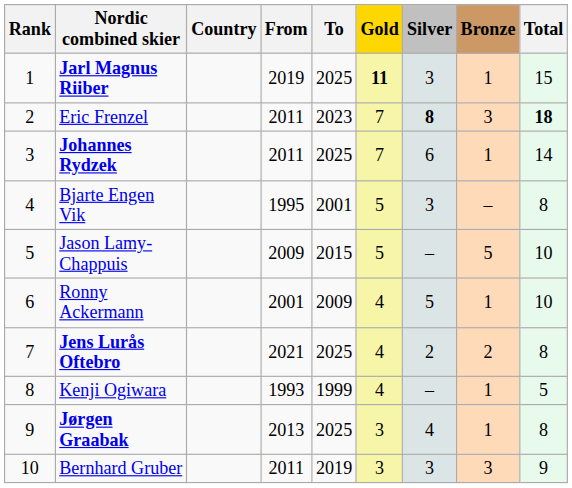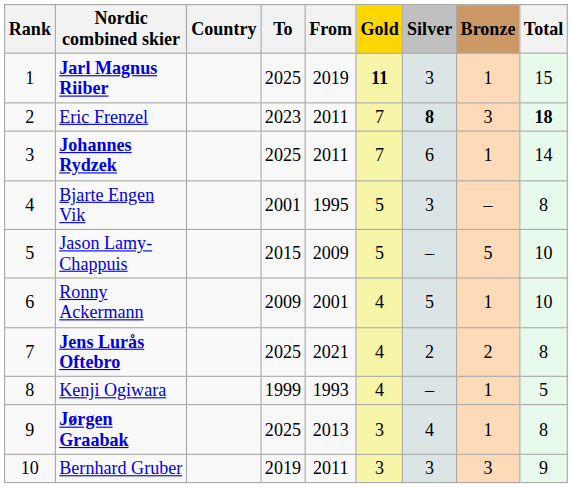columns swapped: (286, 29) <-> (334, 29)
